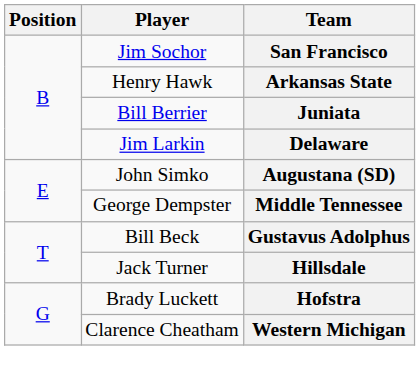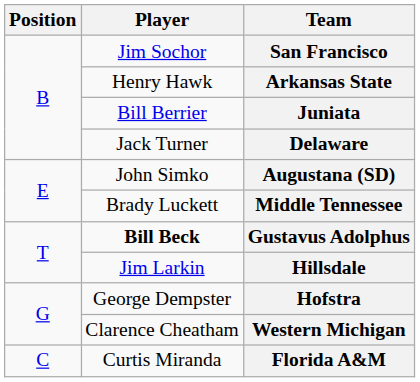(162, 143) Jim Larkin -> (162, 143) Jack Turner
(162, 205) George Dempster -> (162, 205) Brady Luckett
(162, 236) normal -> (162, 236) bold
(162, 267) Jack Turner -> (162, 267) Jim Larkin
(162, 298) Brady Luckett -> (162, 298) George Dempster
+ row: (329, 360)
